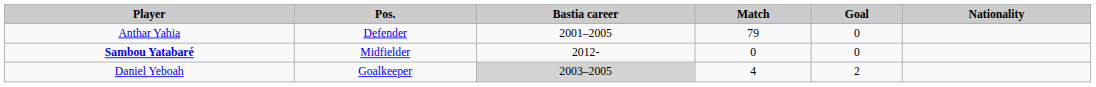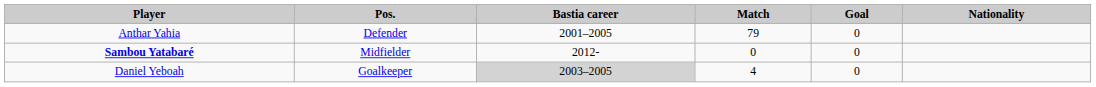(857, 71) 2 -> (857, 71) 0
